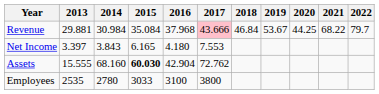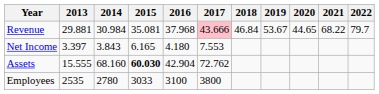(146, 30) 35.084 -> (146, 30) 35.081
(304, 30) 44.25 -> (304, 30) 44.65
